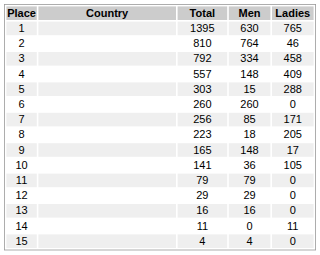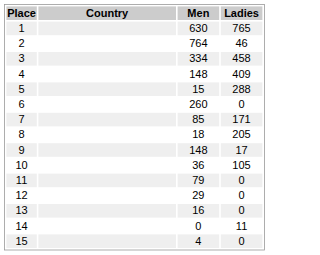- column: (202, 13)
